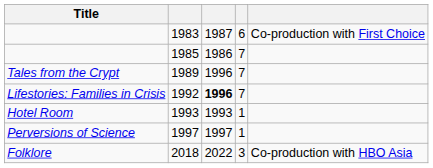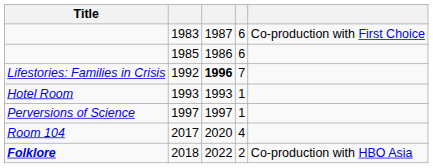(242, 53) 7 -> (242, 53) 6
- row: (185, 73)
+ row: (185, 133)
(29, 152) normal -> (32, 152) bold
(242, 152) 3 -> (242, 152) 2
